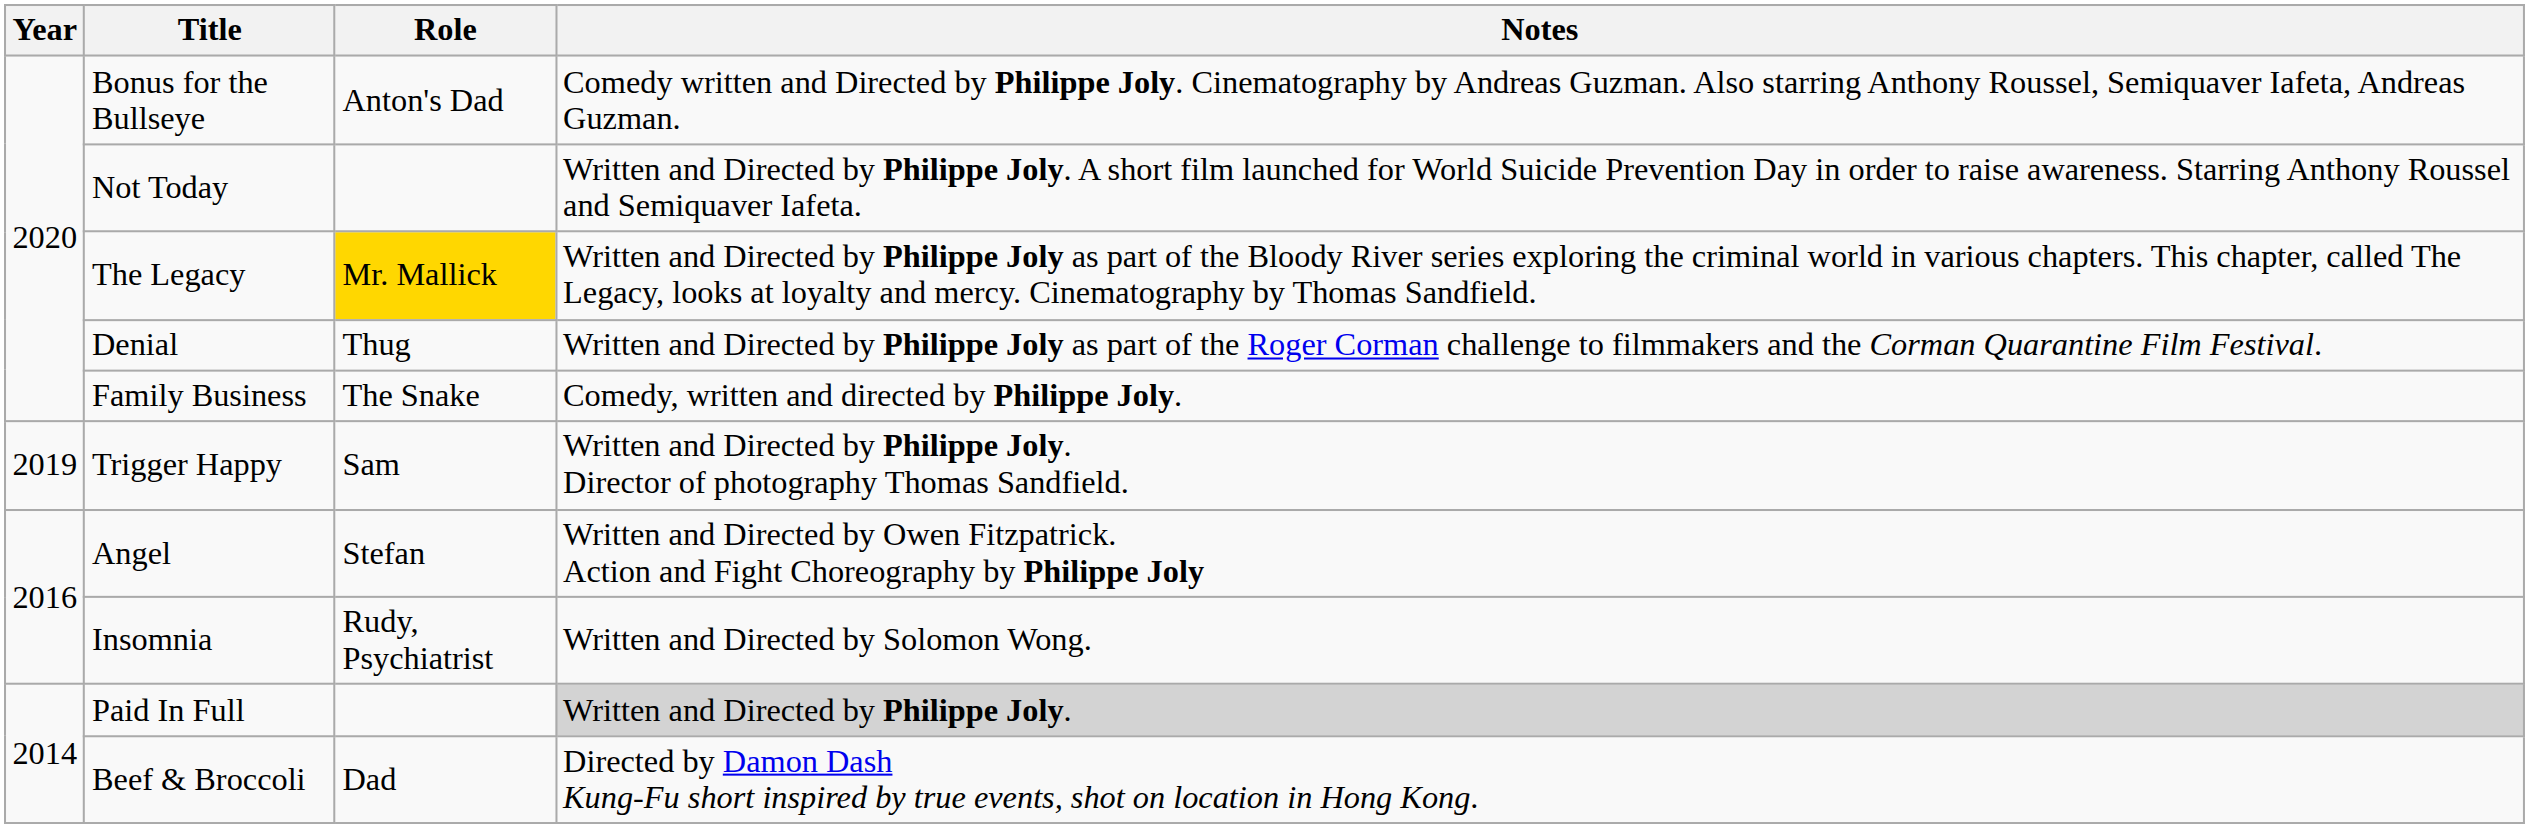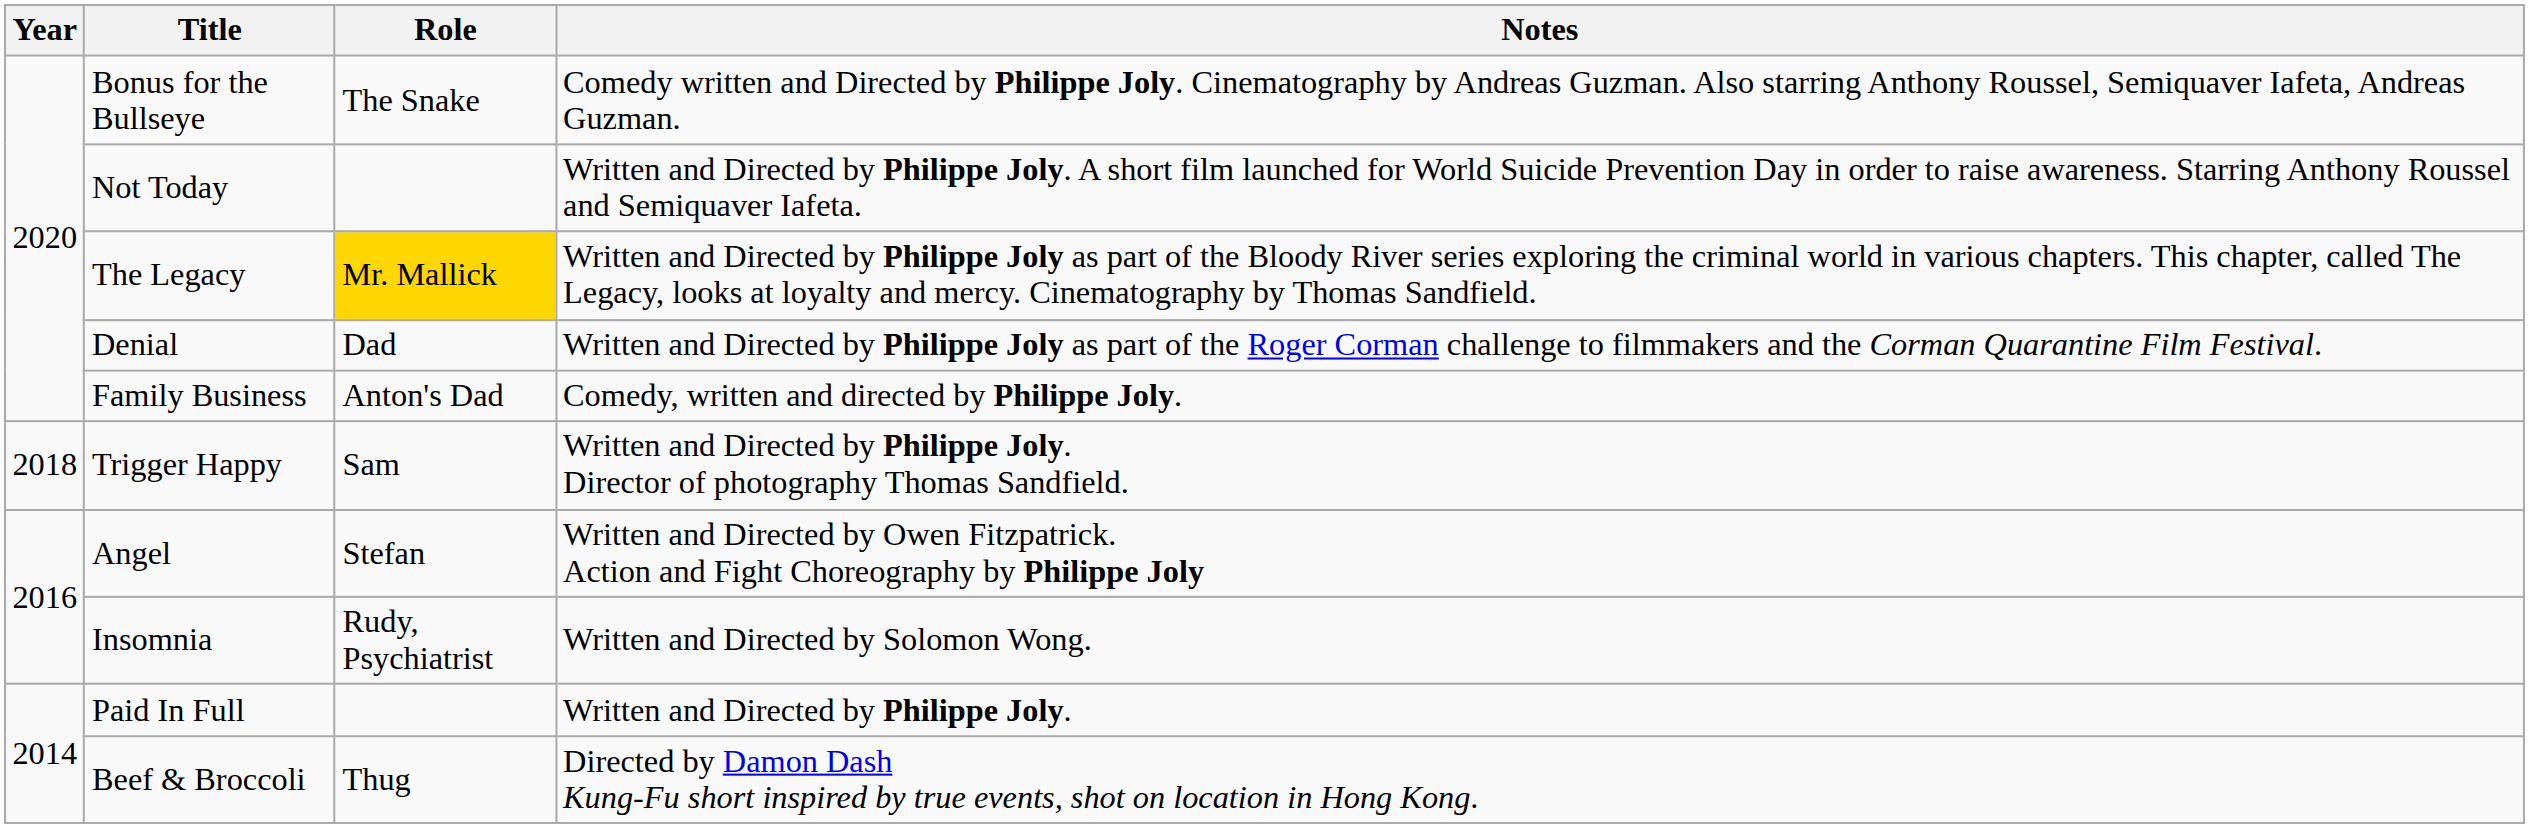(423, 99) Anton's Dad -> (411, 99) The Snake
(377, 344) Thug -> (369, 344) Dad
(411, 395) The Snake -> (423, 395) Anton's Dad
(45, 464) 2019 -> (45, 464) 2018
(817, 709) lightgrey background -> (817, 709) no background
(369, 779) Dad -> (377, 779) Thug
